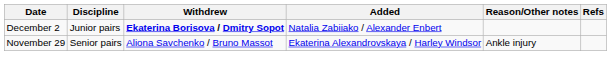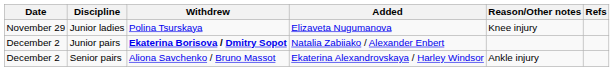+ row: (97, 27)
(36, 43) November 29 -> (33, 58) December 2
